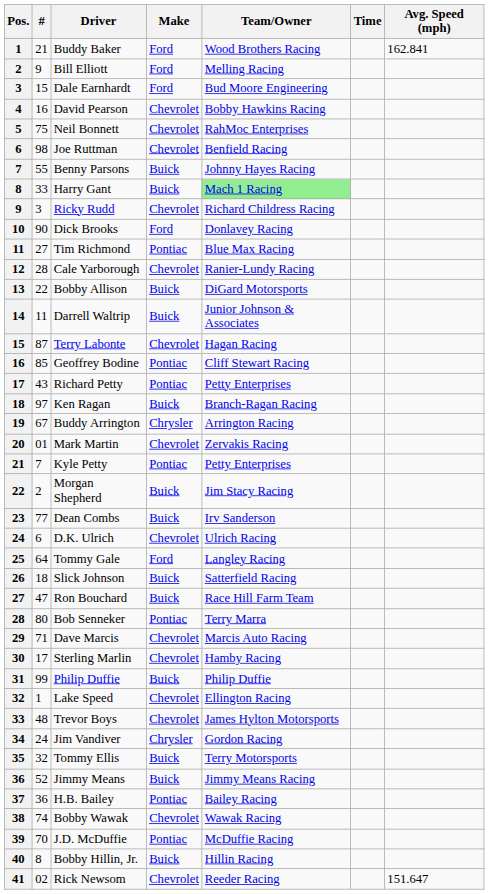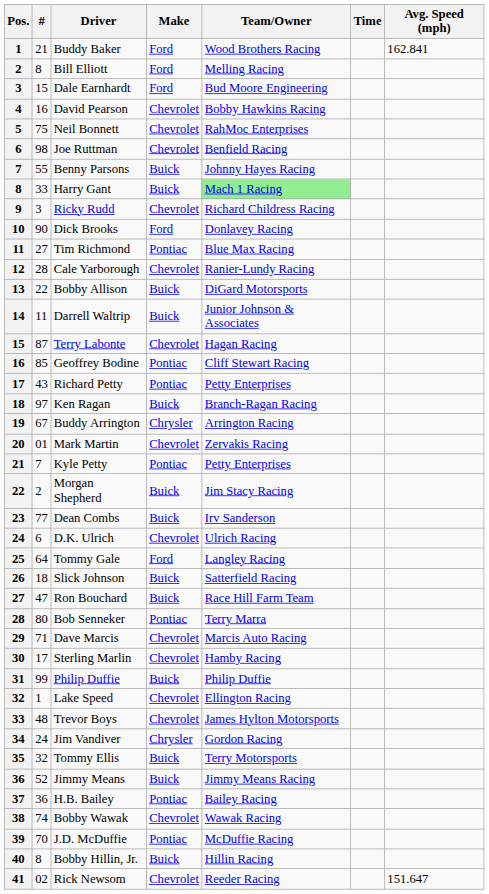(38, 68) 9 -> (38, 68) 8
